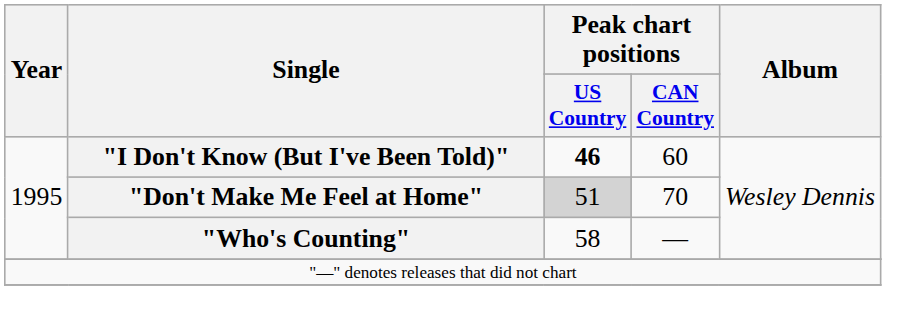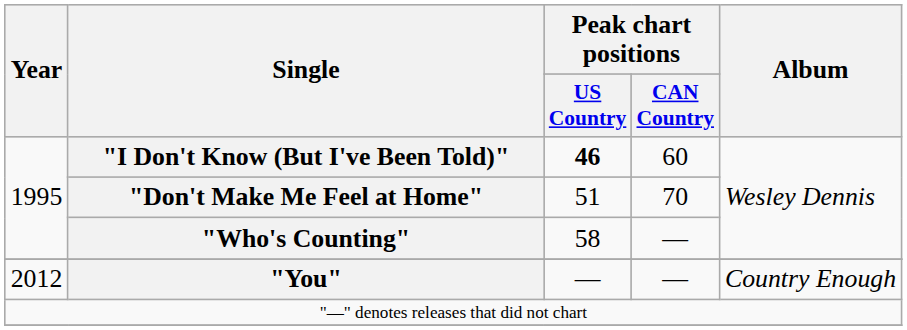(588, 197) lightgrey background -> (588, 197) no background
+ row: (306, 279)
